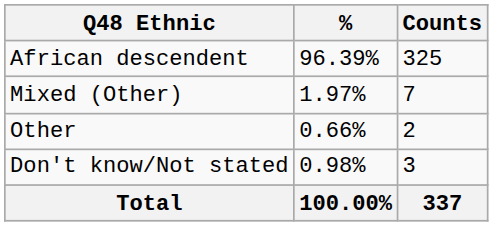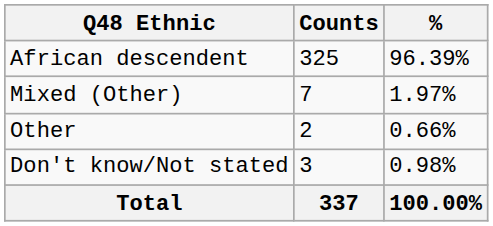columns swapped: (442, 23) <-> (346, 23)
